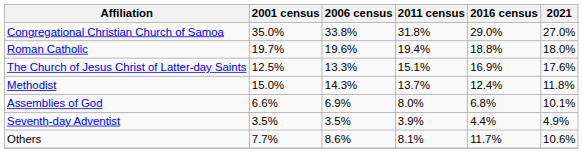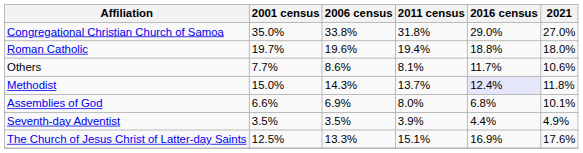rows swapped: (127, 68) <-> (24, 140)
(486, 86) no background -> (486, 86) lavender background
